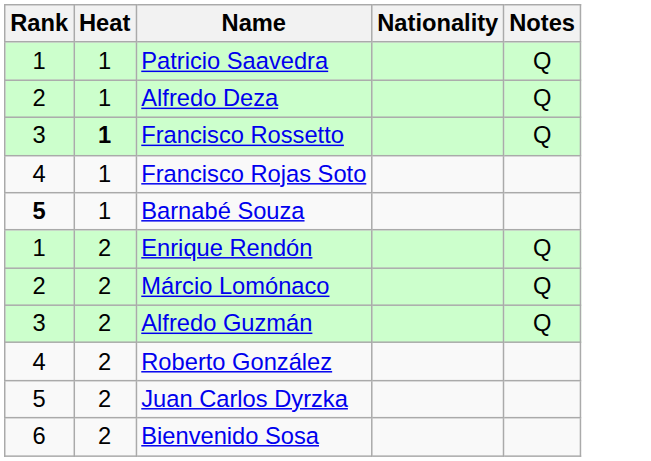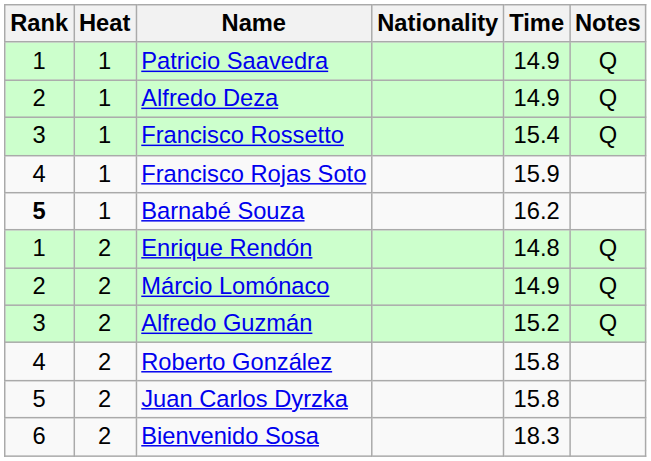+ column: (537, 23)
(105, 135) bold -> (105, 135) normal
